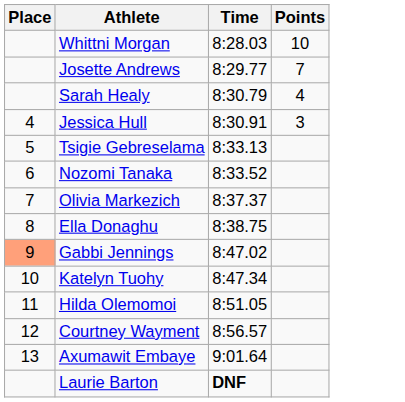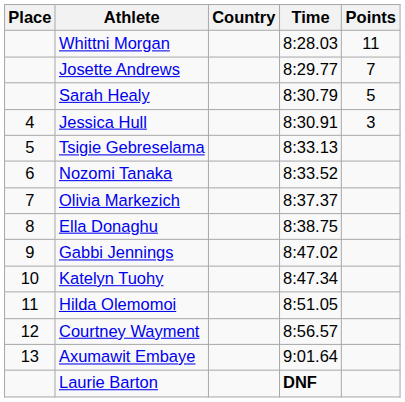+ column: (244, 17)
(300, 43) 10 -> (371, 43) 11
(300, 95) 4 -> (371, 95) 5
(30, 252) lightsalmon background -> (30, 252) no background
